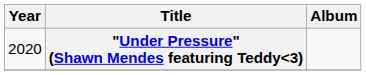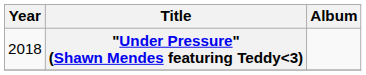(25, 49) 2020 -> (25, 49) 2018
